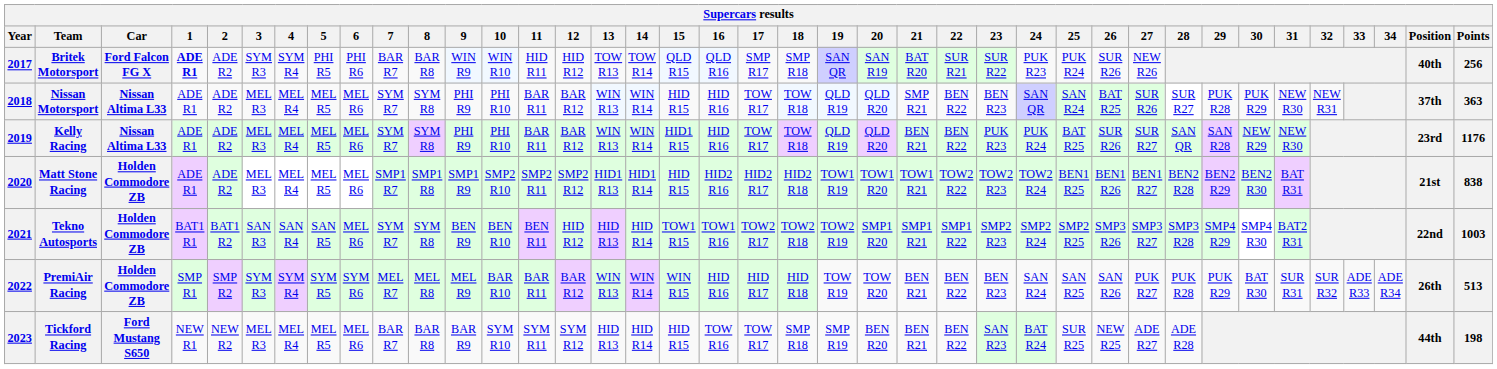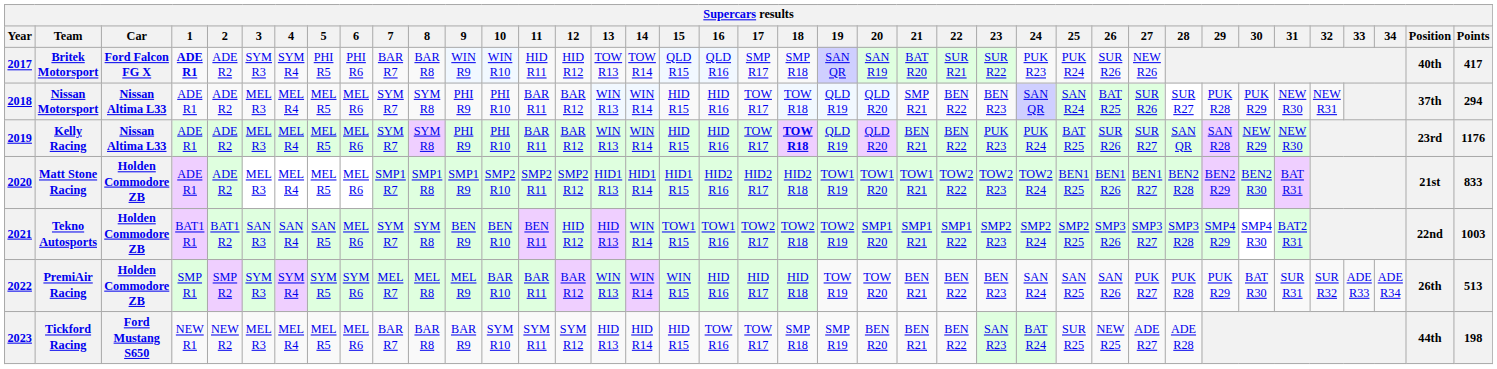(1473, 65) 256 -> (1473, 65) 417
(1473, 101) 363 -> (1473, 101) 294
(679, 138) HID1 R15 -> (679, 138) HID R15
(798, 138) normal -> (798, 138) bold
(679, 182) HID R15 -> (679, 182) HID1 R15
(1473, 182) 838 -> (1473, 182) 833
(642, 234) HID R14 -> (642, 234) WIN R14
